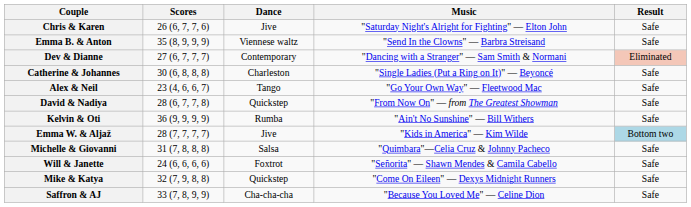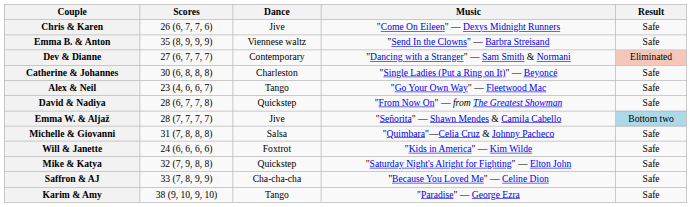(464, 27) "Saturday Night's Alright for Fighting" — Elton John -> (468, 27) "Come On Eileen" — Dexys Midnight Runners
- row: (74, 118)
(464, 133) "Kids in America" — Kim Wilde -> (468, 118) "Señorita" — Shawn Mendes & Camila Cabello
(464, 164) "Señorita" — Shawn Mendes & Camila Cabello -> (468, 149) "Kids in America" — Kim Wilde
(464, 179) "Come On Eileen" — Dexys Midnight Runners -> (468, 164) "Saturday Night's Alright for Fighting" — Elton John
+ row: (72, 194)
